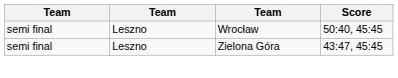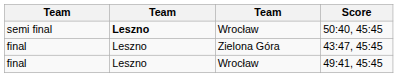(130, 30) normal -> (131, 30) bold
(29, 47) semi final -> (17, 47) final
+ row: (353, 64)
